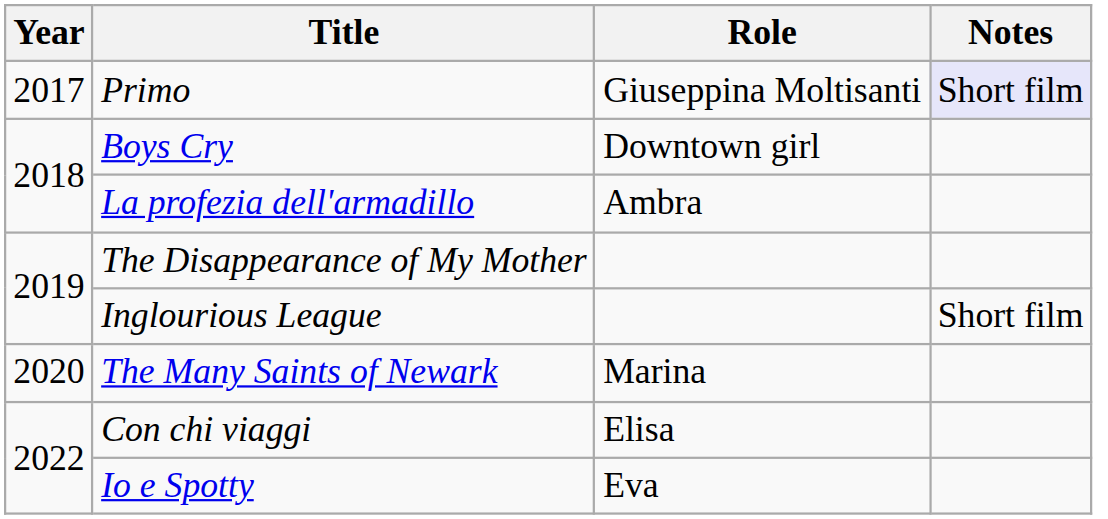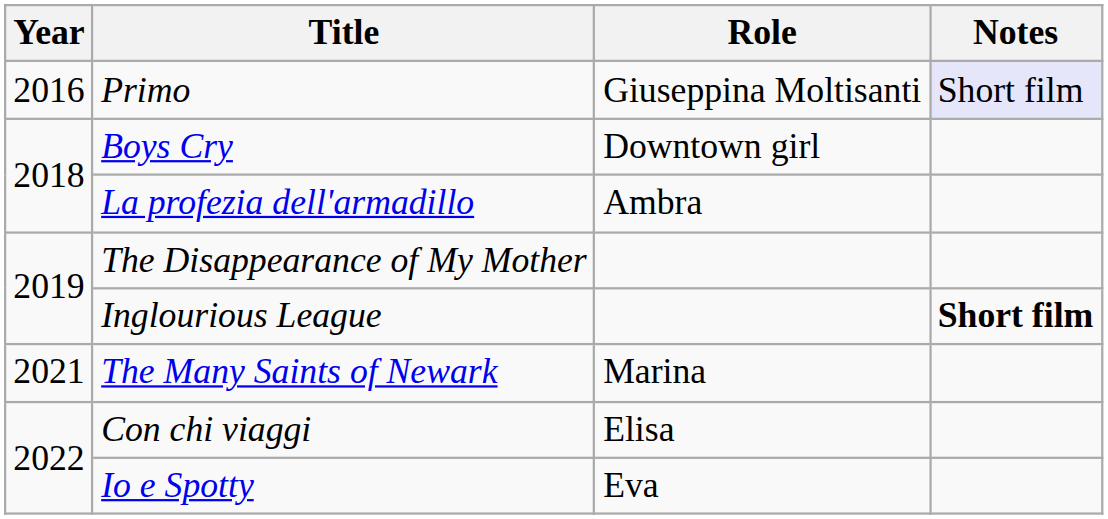(49, 89) 2017 -> (49, 89) 2016
(1011, 315) normal -> (1016, 315) bold
(49, 372) 2020 -> (49, 372) 2021
